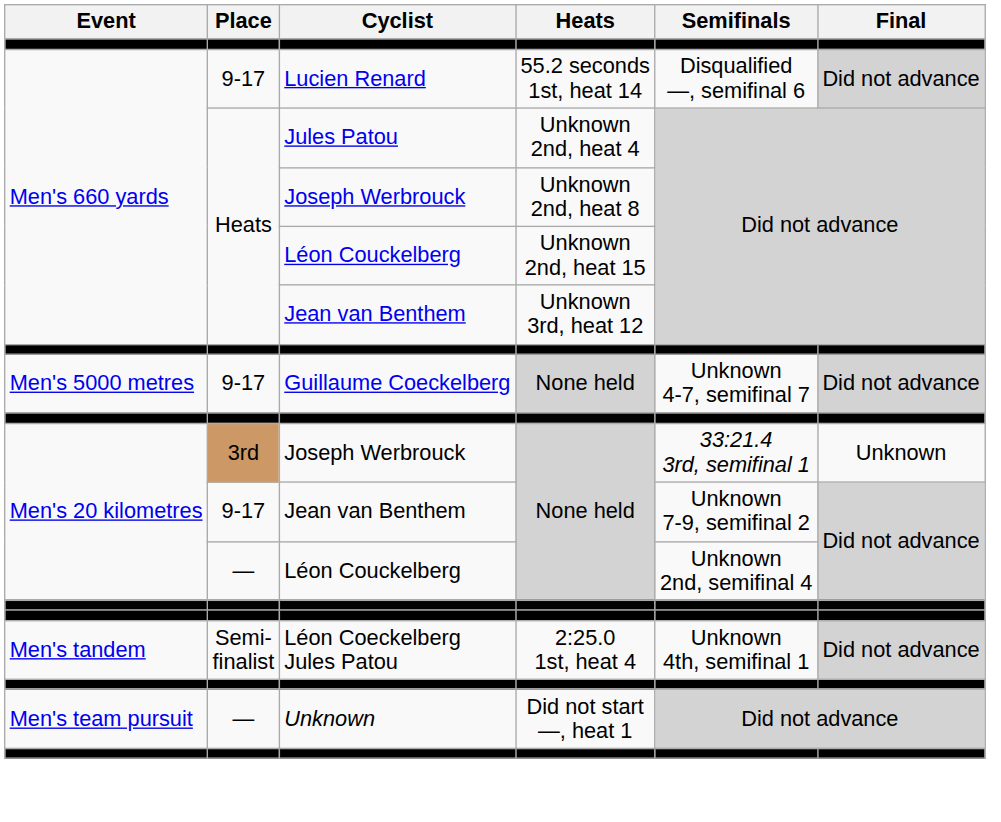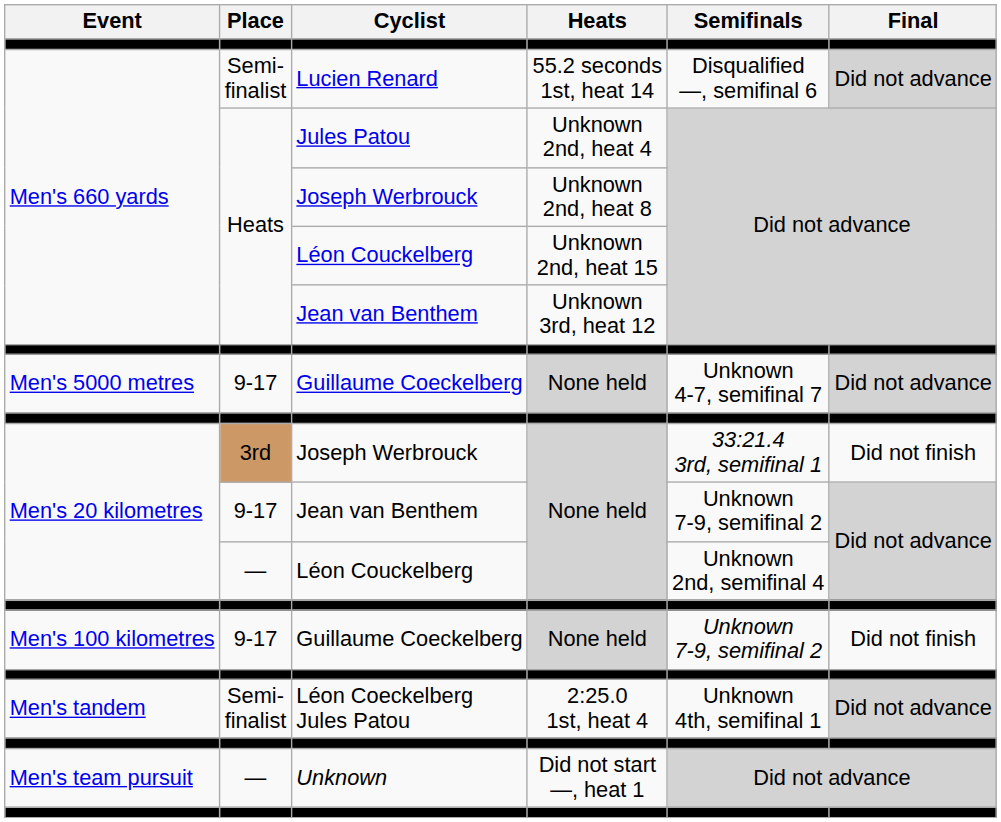(243, 78) 9-17 -> (255, 78) Semi- finalist
(901, 452) Unknown -> (913, 452) Did not finish
+ row: (112, 639)
